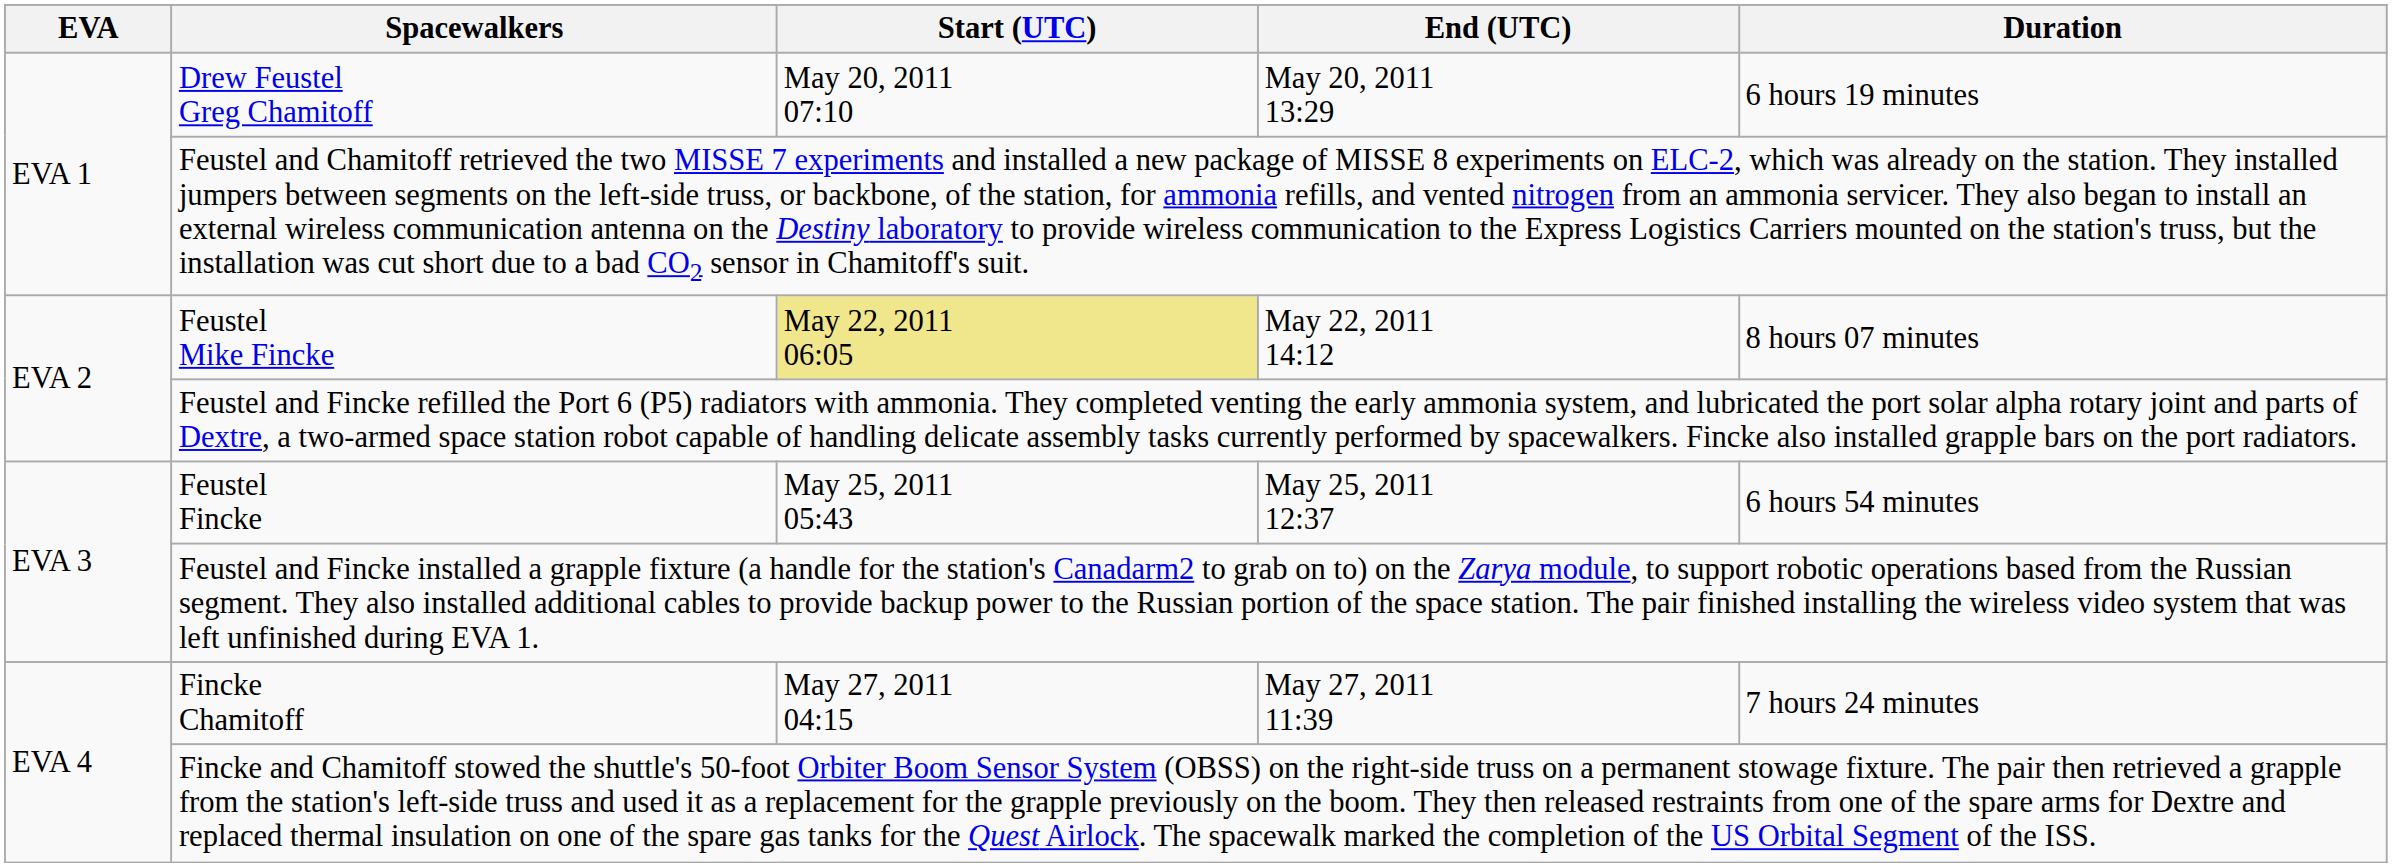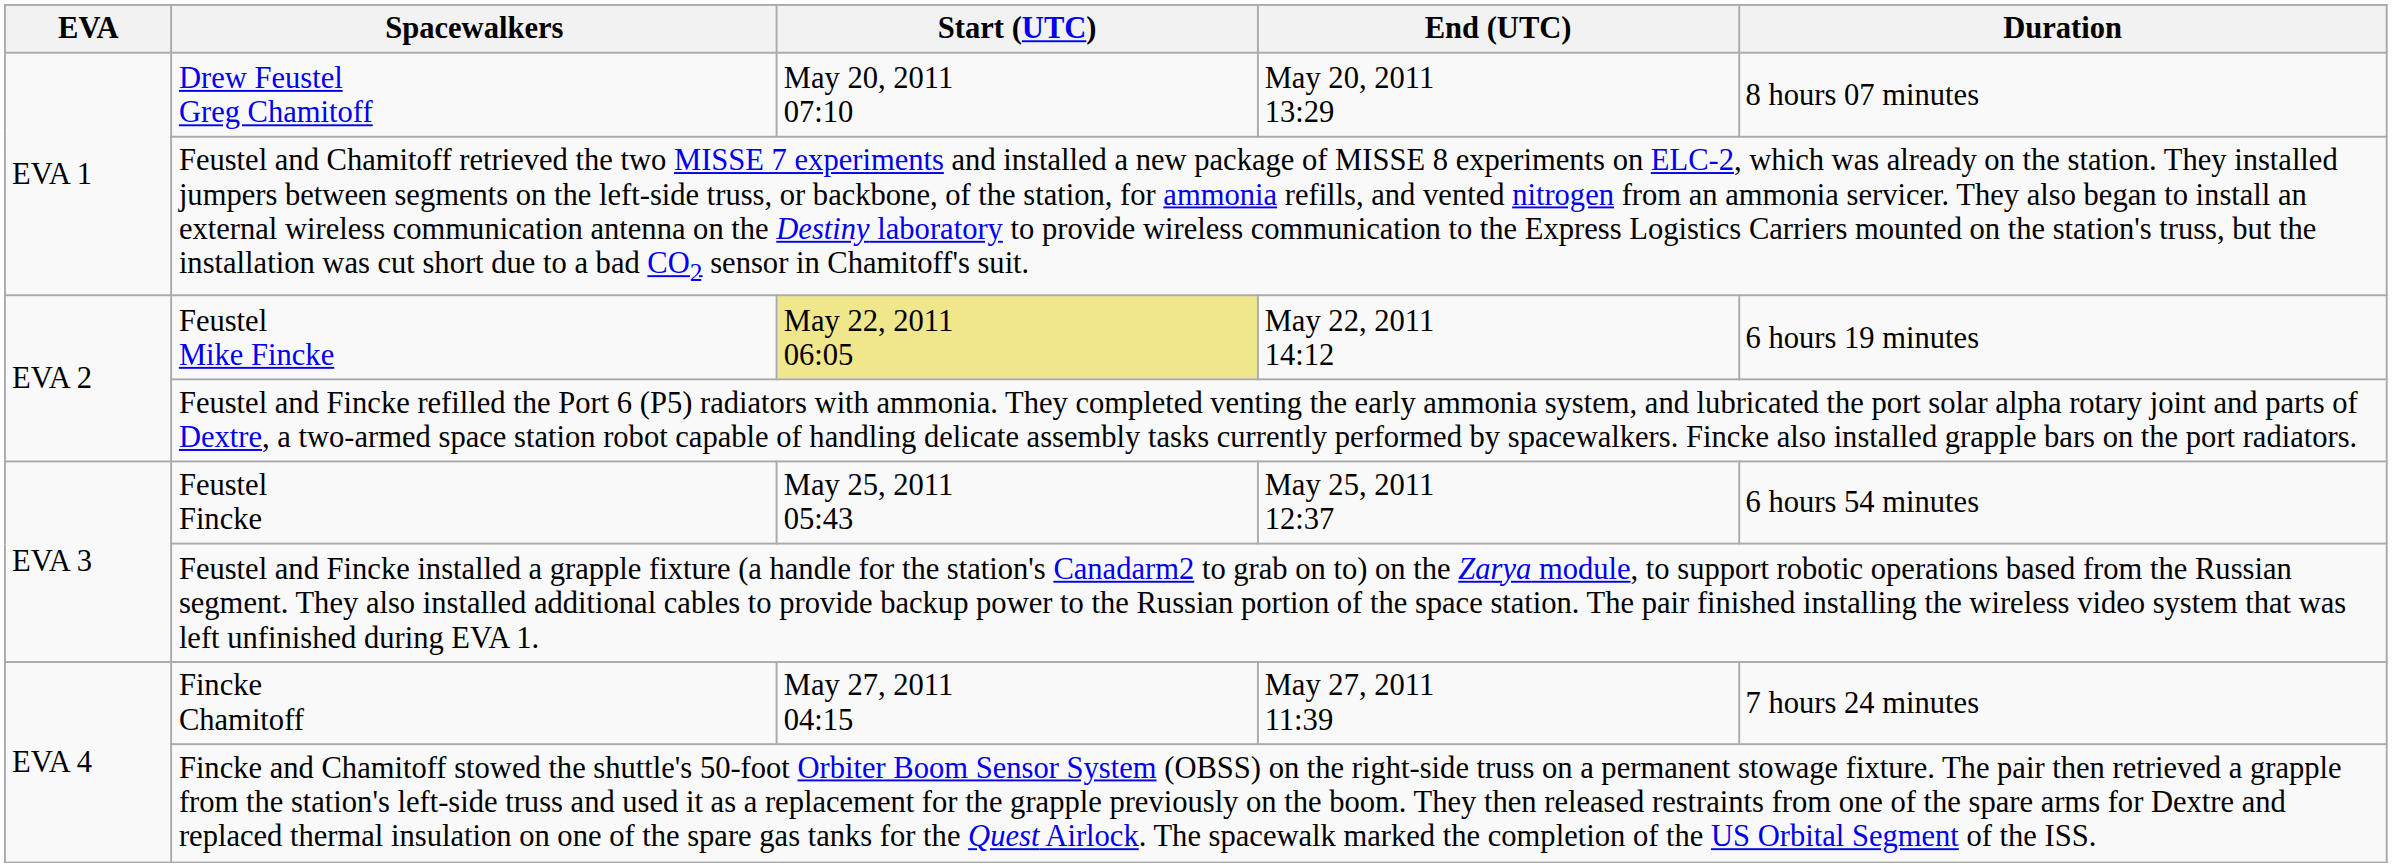(1862, 94) 6 hours 19 minutes -> (1862, 94) 8 hours 07 minutes
(1862, 336) 8 hours 07 minutes -> (1862, 336) 6 hours 19 minutes
